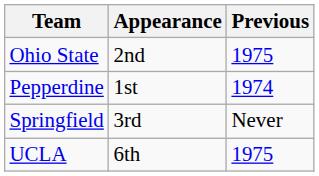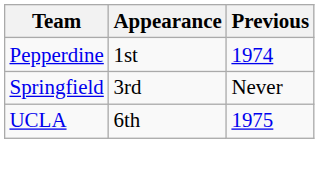- row: (54, 54)
